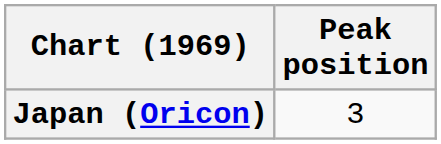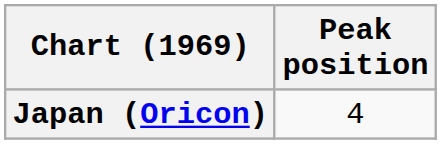(356, 115) 3 -> (356, 115) 4
